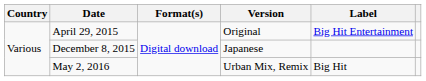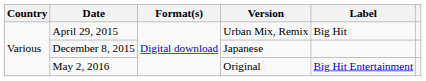(242, 31) Original -> (266, 31) Urban Mix, Remix
(363, 31) Big Hit Entertainment -> (330, 31) Big Hit
(266, 66) Urban Mix, Remix -> (242, 66) Original
(330, 66) Big Hit -> (363, 66) Big Hit Entertainment
